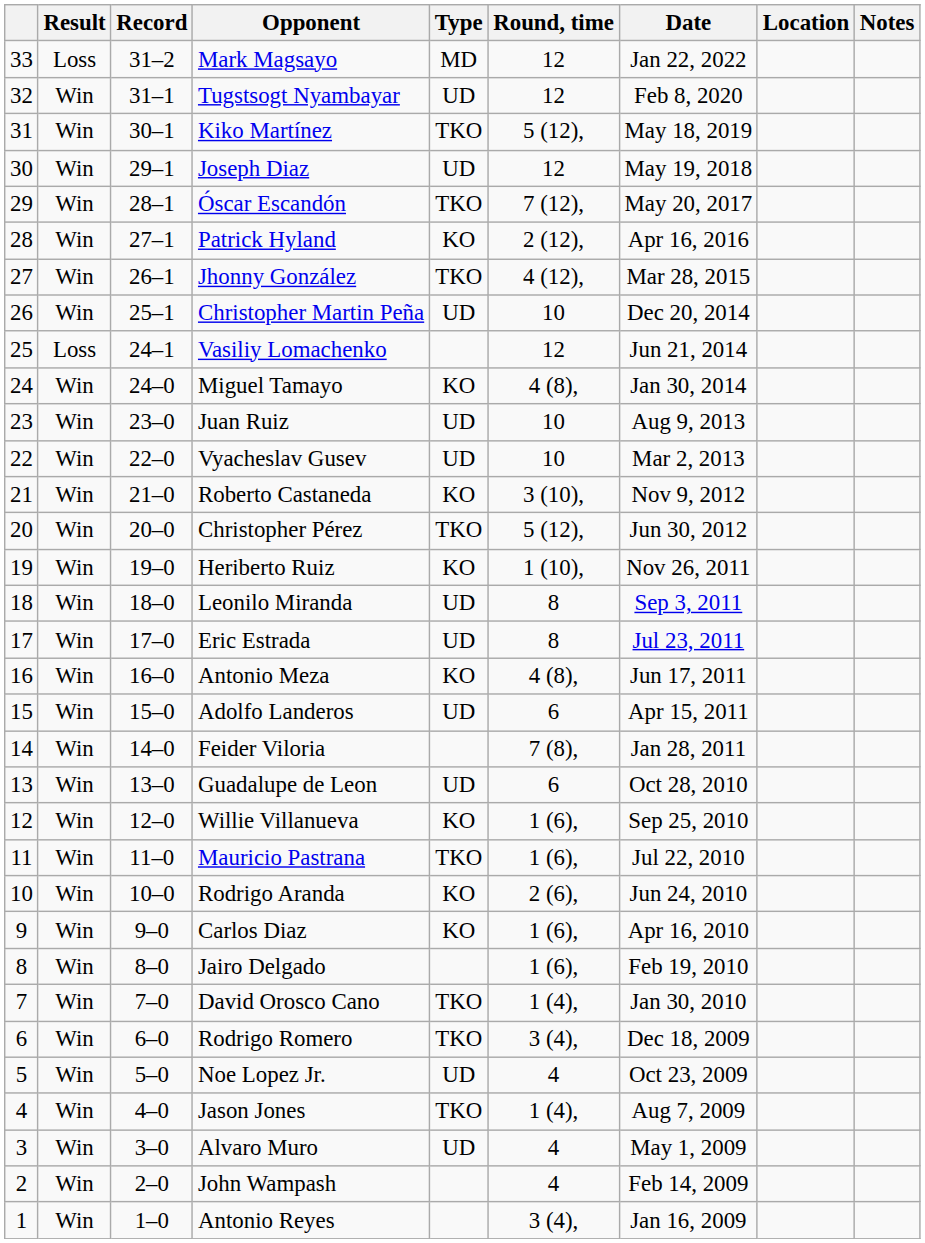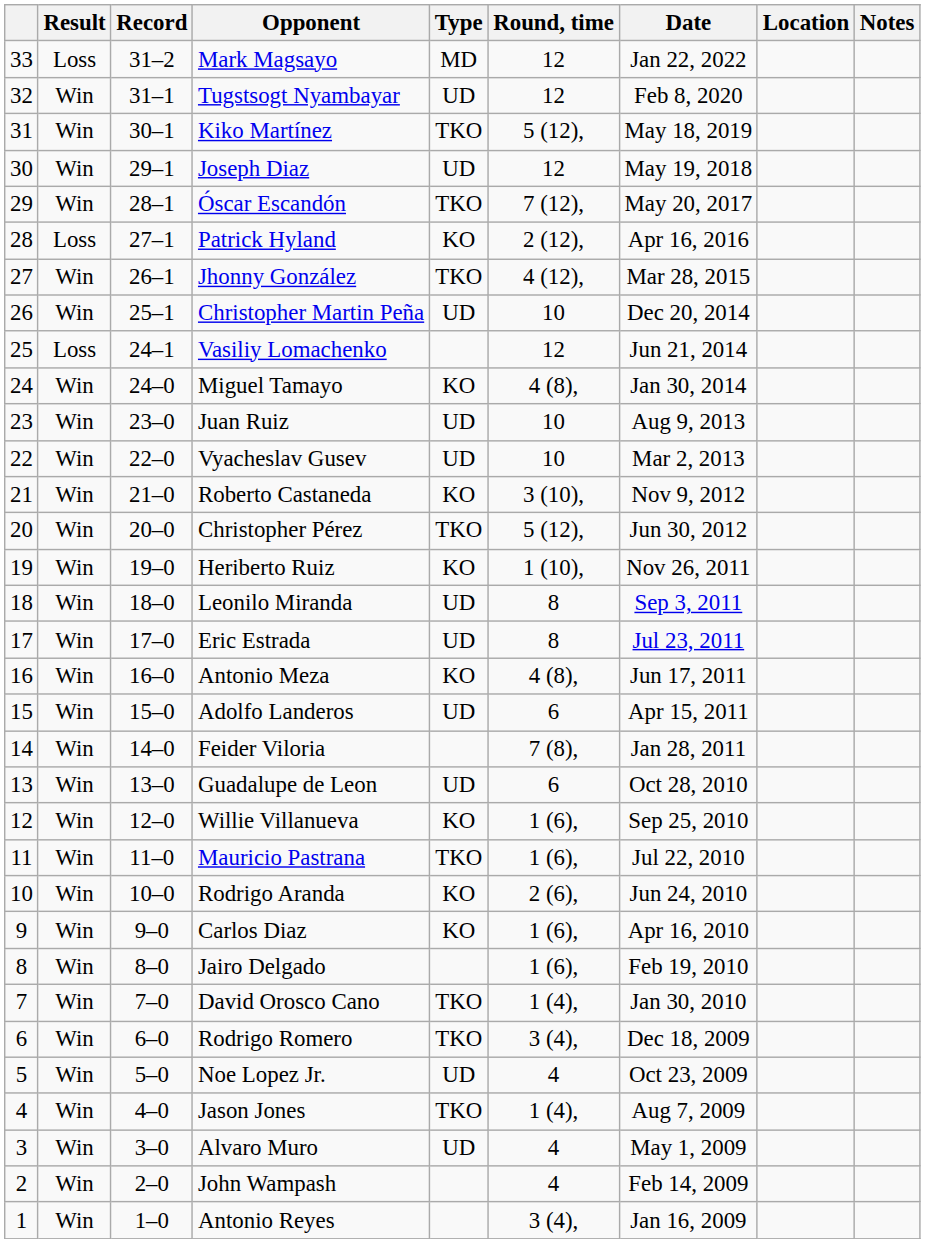(75, 240) Win -> (75, 240) Loss
